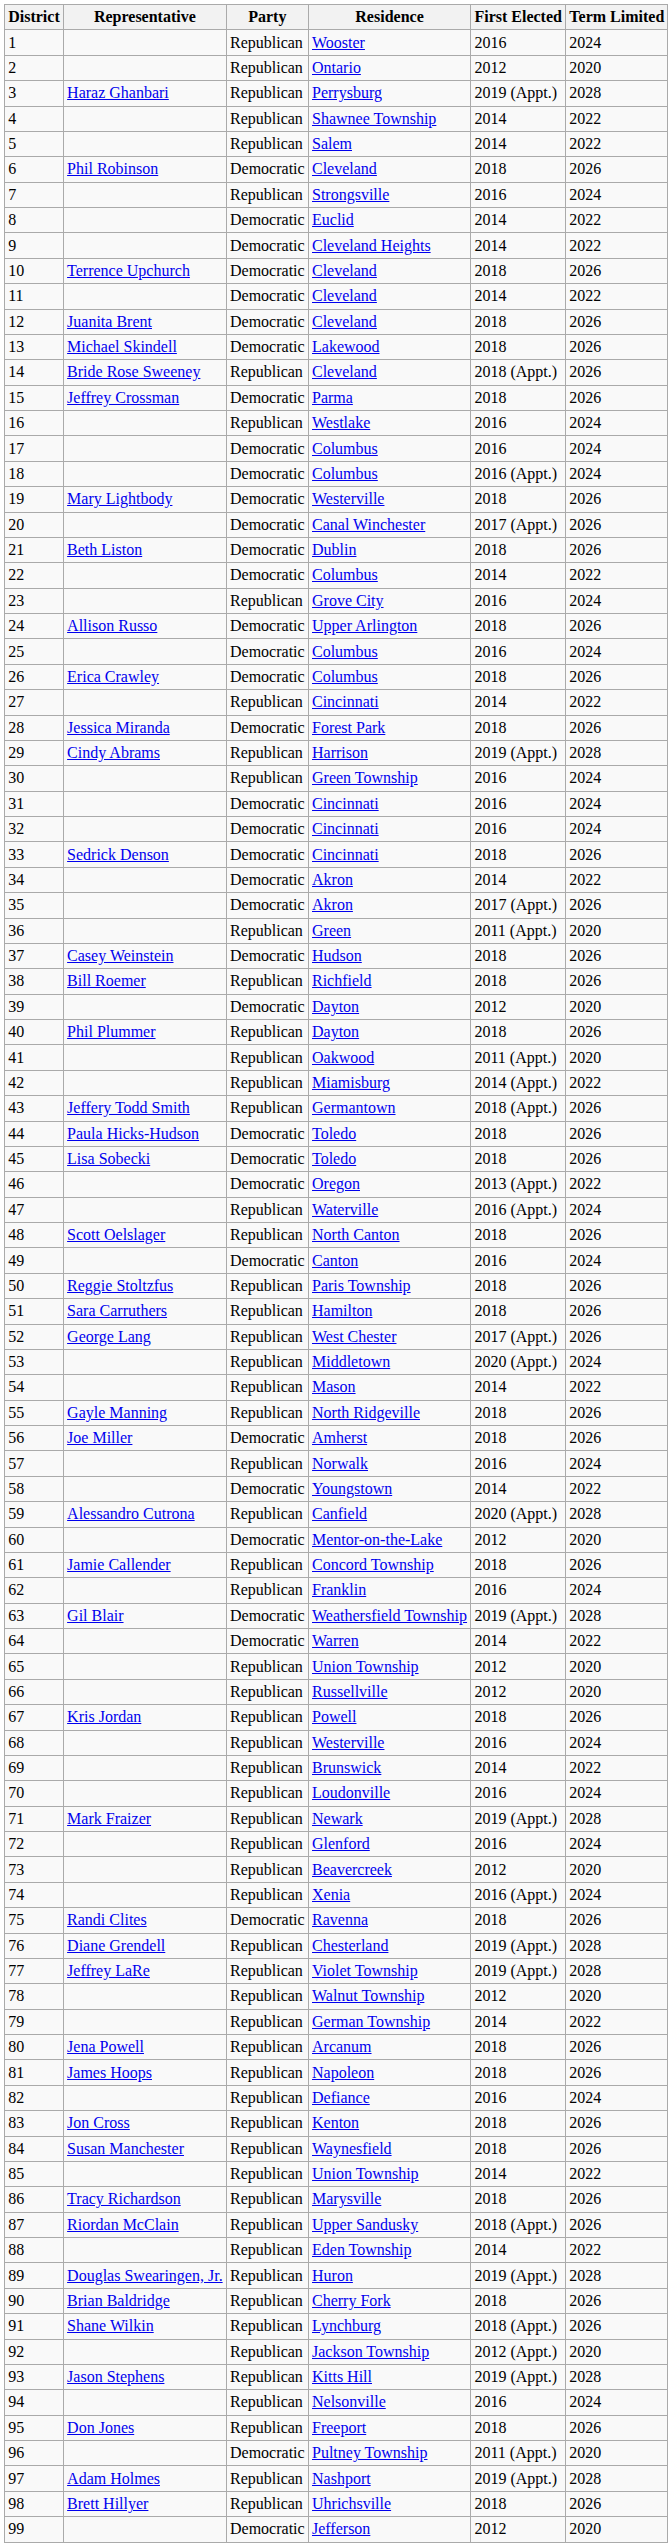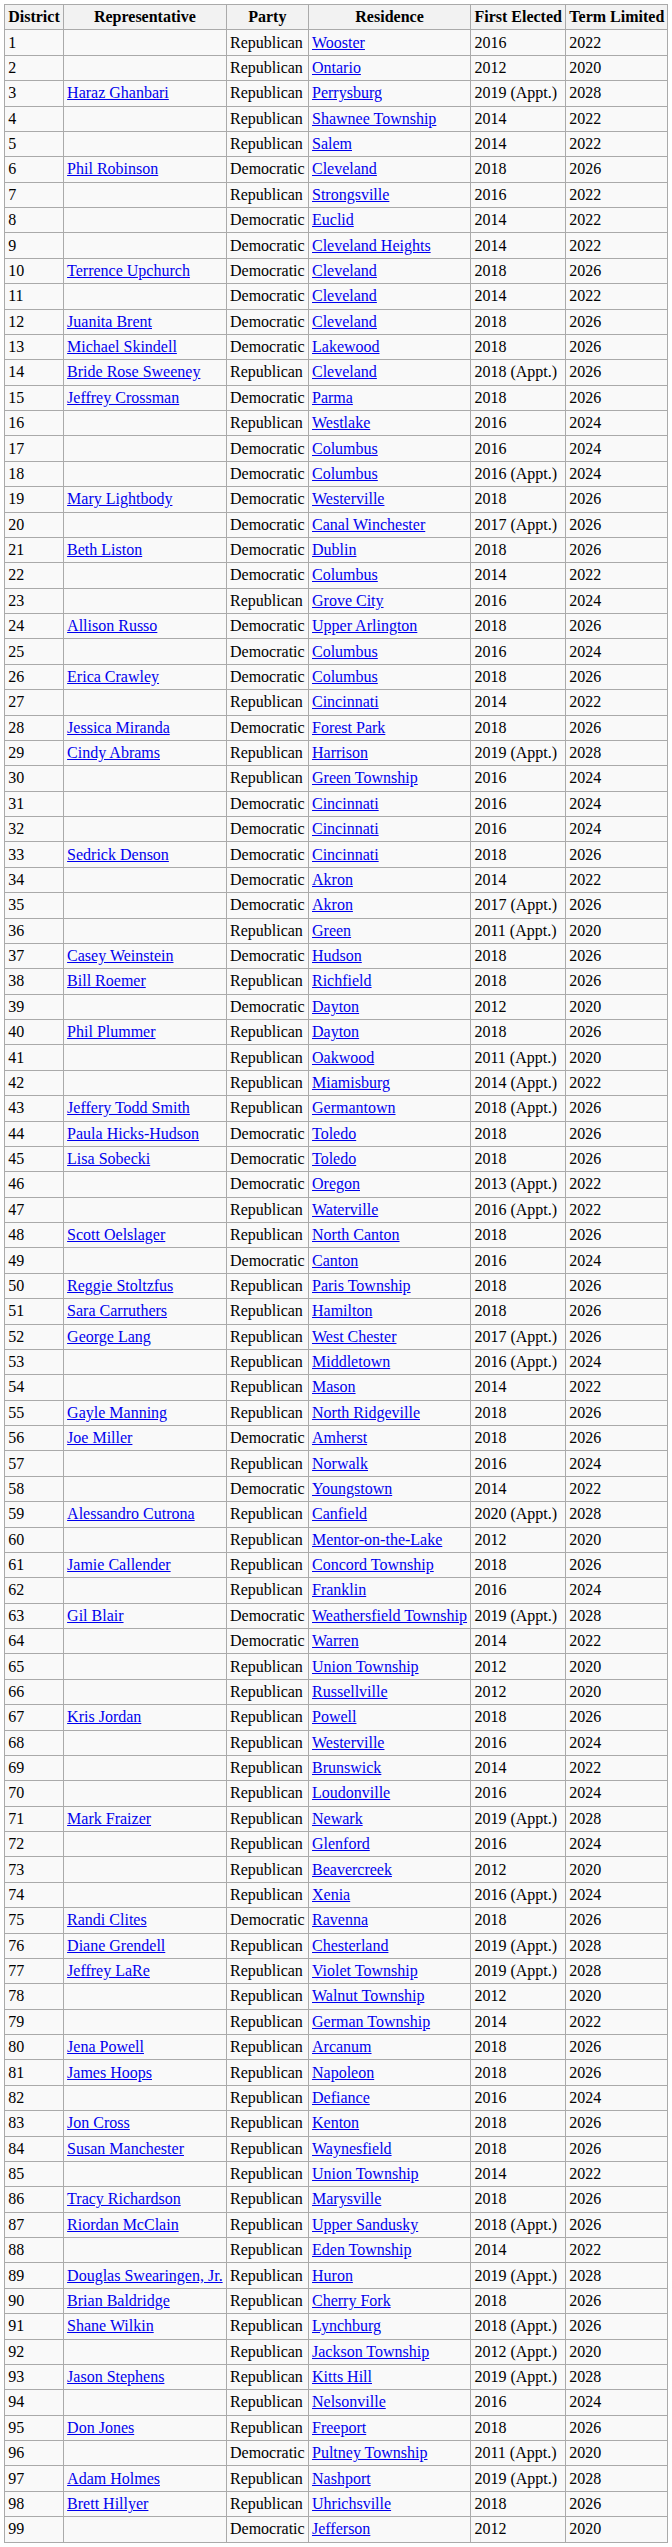(585, 42) 2024 -> (585, 42) 2022
(585, 194) 2024 -> (585, 194) 2022
(585, 1209) 2024 -> (585, 1209) 2022
(516, 1362) 2020 (Appt.) -> (516, 1362) 2016 (Appt.)
(267, 1539) Democratic -> (266, 1539) Republican
